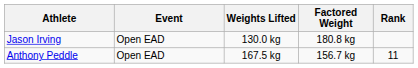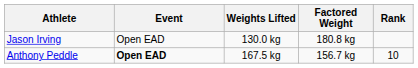(141, 56) normal -> (141, 56) bold
(393, 56) 11 -> (393, 56) 10
